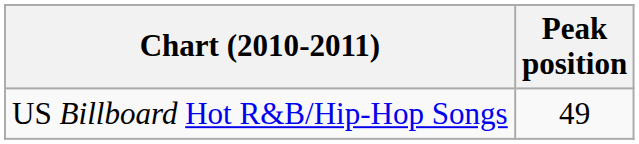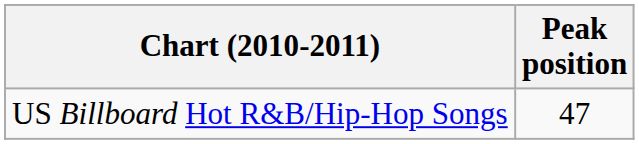(575, 113) 49 -> (575, 113) 47
